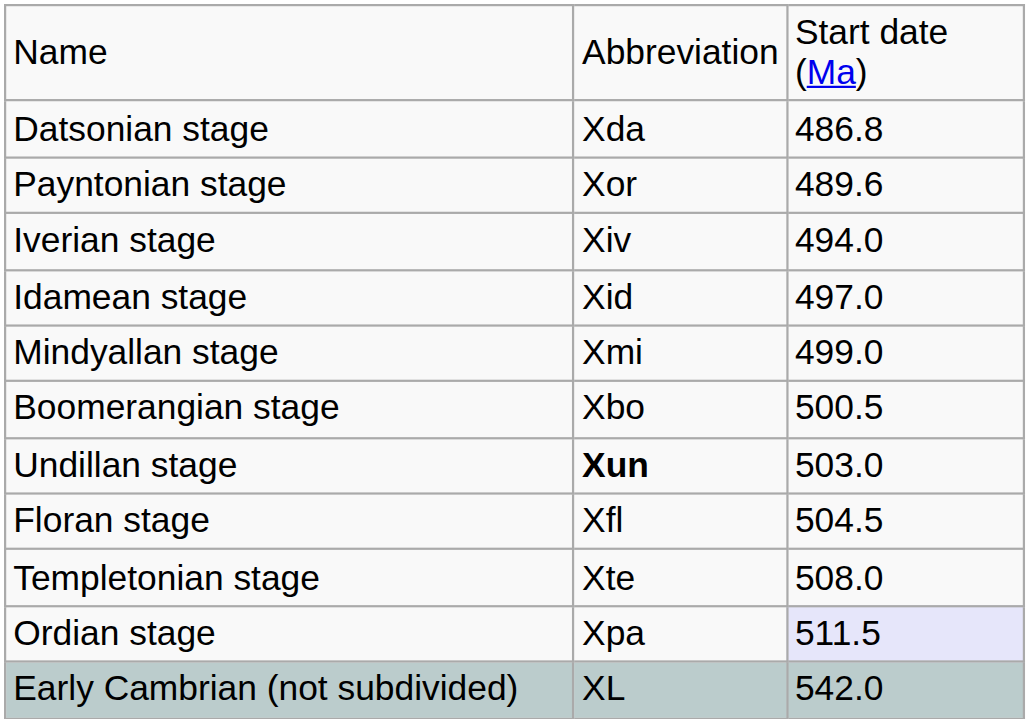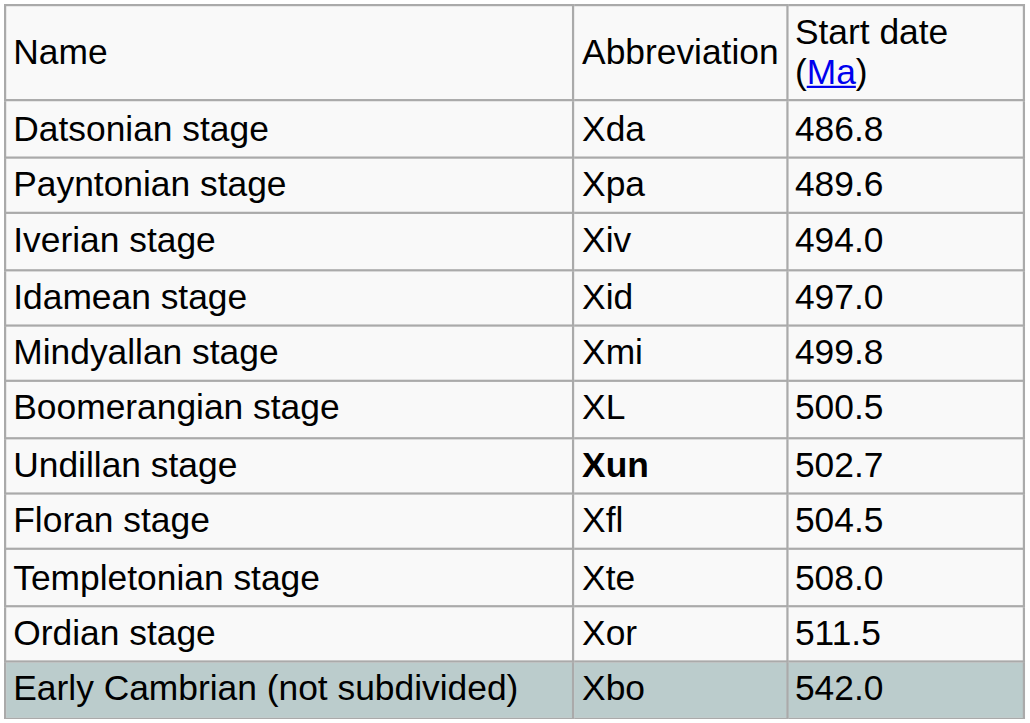(610, 184) Xor -> (614, 184) Xpa
(839, 352) 499.0 -> (839, 352) 499.8
(614, 408) Xbo -> (604, 408) XL
(839, 464) 503.0 -> (839, 464) 502.7
(614, 633) Xpa -> (610, 633) Xor
(838, 633) lavender background -> (838, 633) no background
(604, 689) XL -> (614, 689) Xbo
